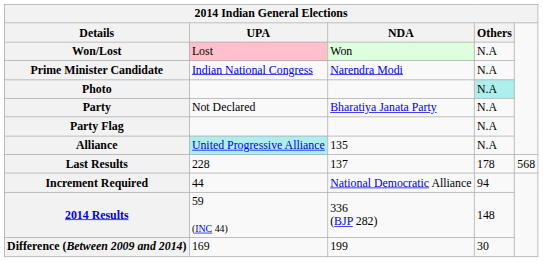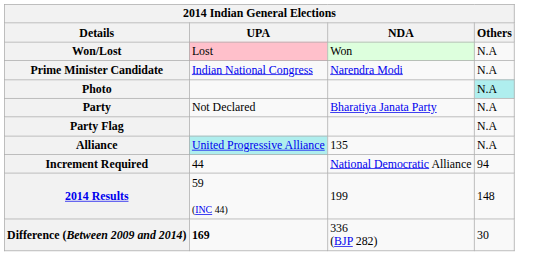- row: (97, 164)
(354, 214) 336 (BJP 282) -> (339, 196) 199
(201, 247) normal -> (201, 234) bold
(339, 247) 199 -> (354, 234) 336 (BJP 282)
